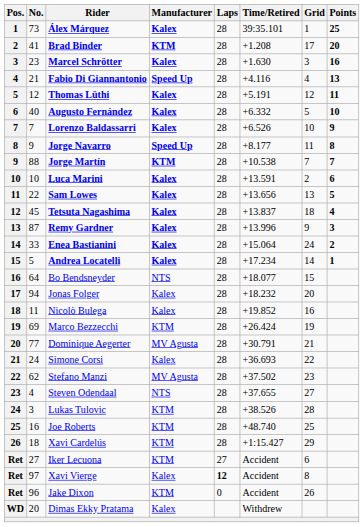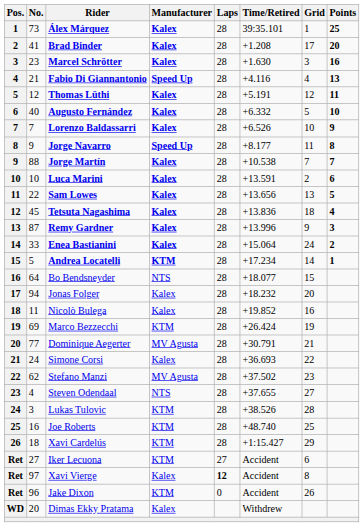(164, 46) KTM -> (164, 46) Kalex
(164, 161) KTM -> (164, 161) Kalex
(259, 211) +13.837 -> (259, 211) +13.836
(164, 261) Kalex -> (164, 261) KTM
